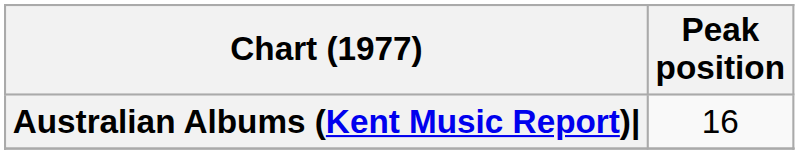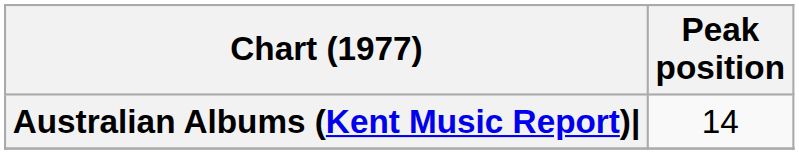(720, 121) 16 -> (720, 121) 14
